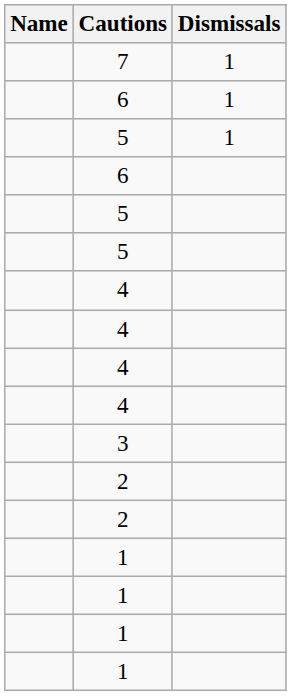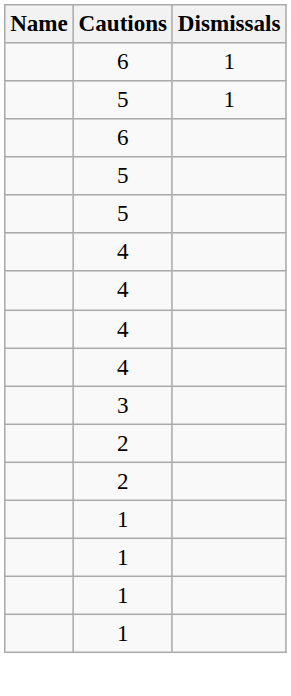- row: (123, 61)
